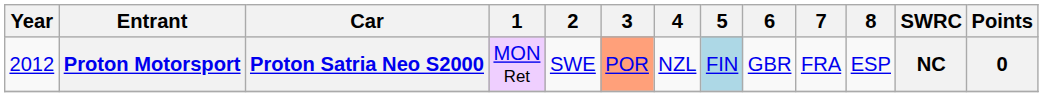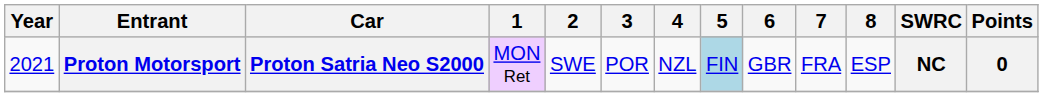(32, 64) 2012 -> (32, 64) 2021
(627, 64) lightsalmon background -> (627, 64) no background
